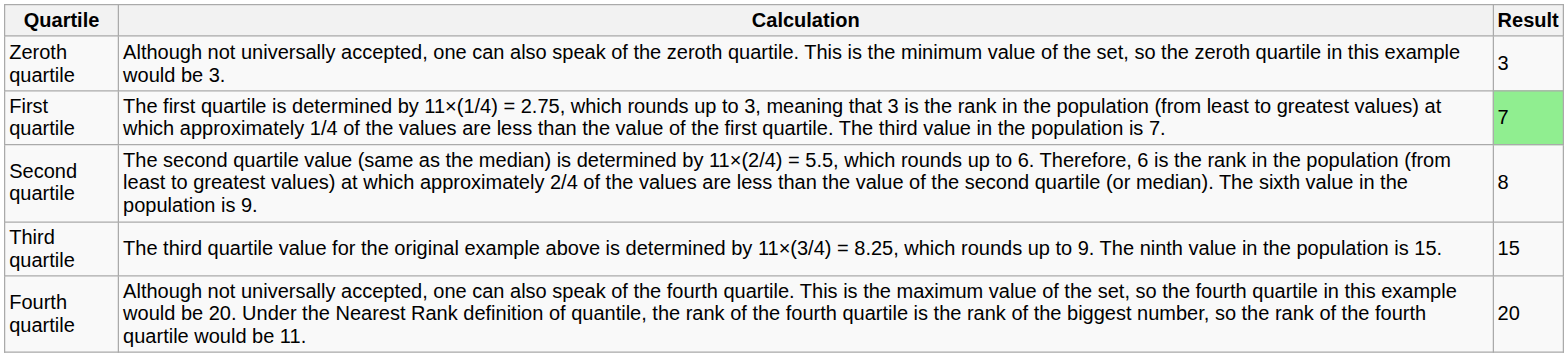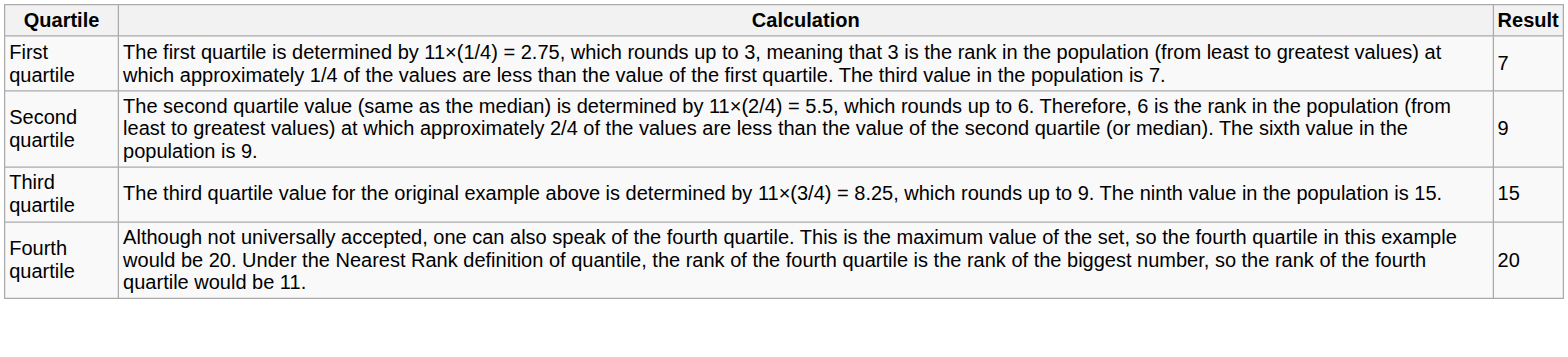- row: (42, 63)
(1503, 117) lightgreen background -> (1503, 63) no background
(1503, 183) 8 -> (1503, 128) 9
